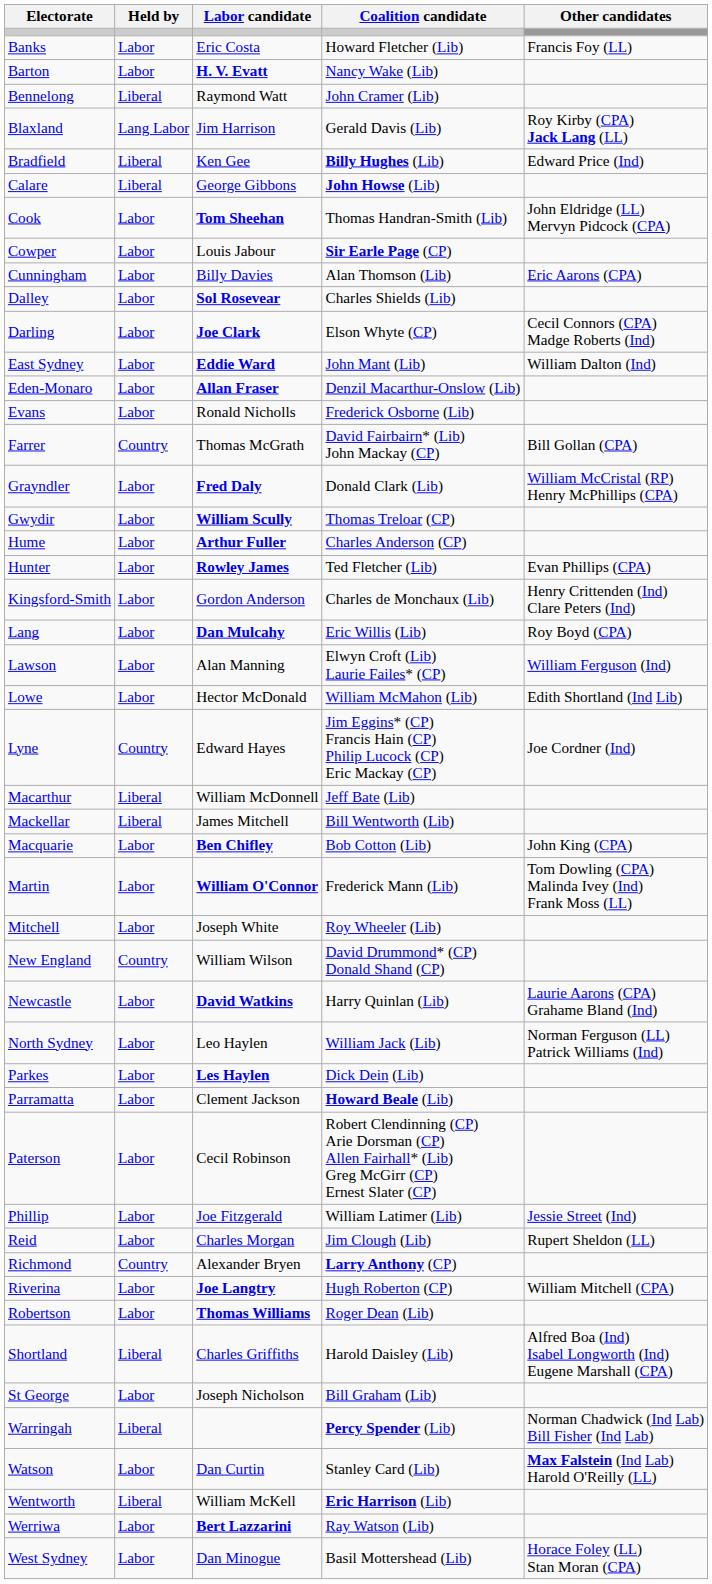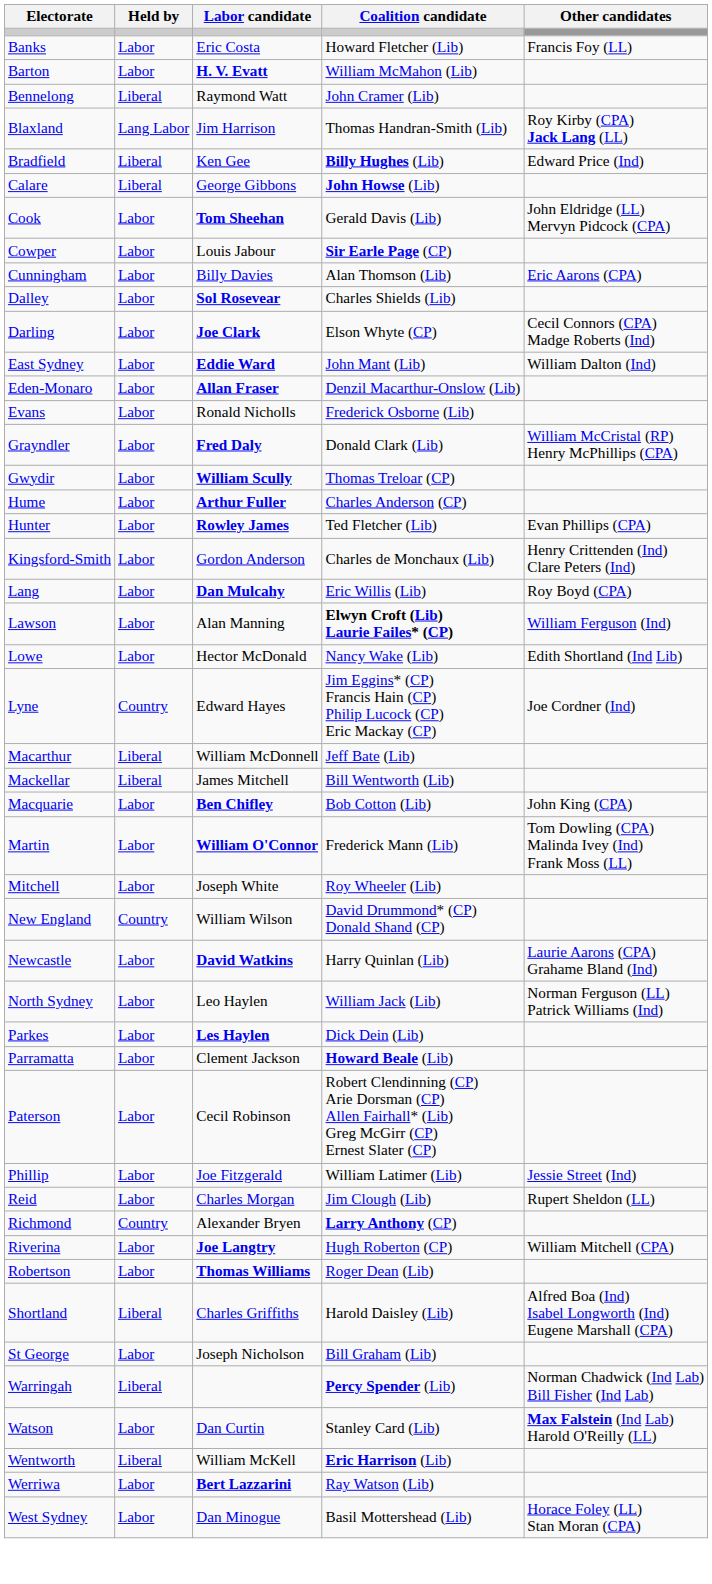(382, 71) Nancy Wake (Lib) -> (401, 71) William McMahon (Lib)
(383, 128) Gerald Davis (Lib) -> (416, 128) Thomas Handran-Smith (Lib)
(416, 217) Thomas Handran-Smith (Lib) -> (383, 217) Gerald Davis (Lib)
- row: (27, 445)
(386, 665) normal -> (389, 623) bold
(401, 697) William McMahon (Lib) -> (382, 656) Nancy Wake (Lib)
